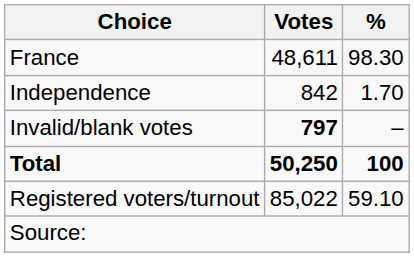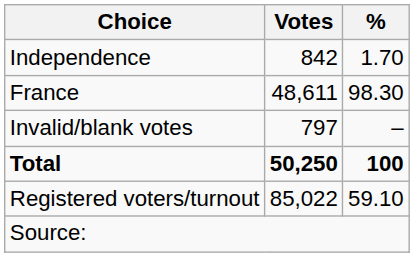rows swapped: (44, 57) <-> (80, 92)
(319, 127) bold -> (319, 127) normal
